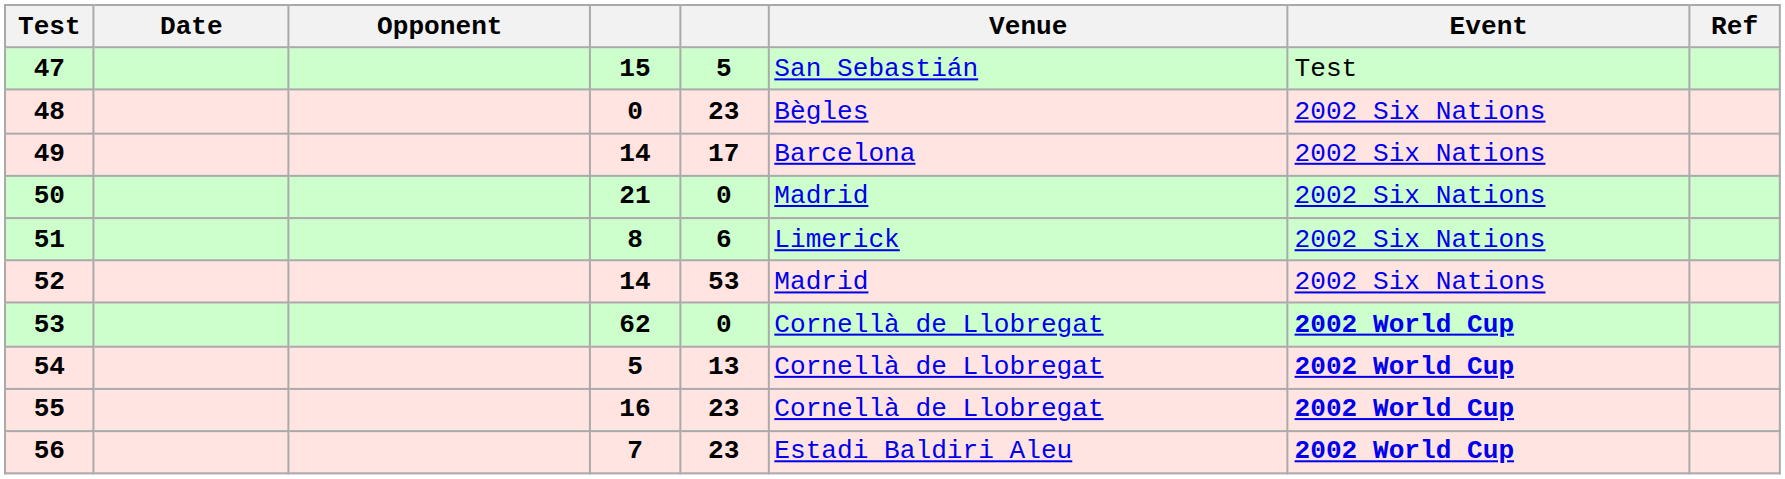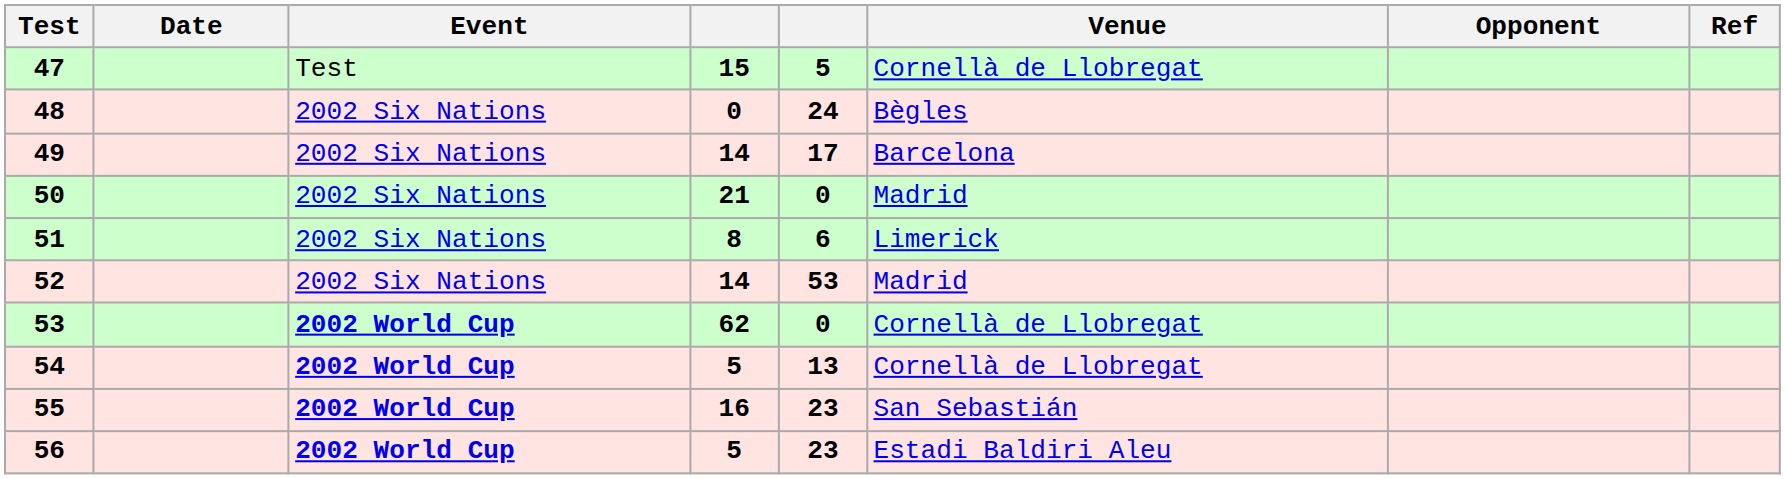columns swapped: (440, 26) <-> (1489, 26)
(876, 69) San Sebastián -> (1038, 69) Cornellà de Llobregat
(724, 111) 23 -> (823, 111) 24
(939, 410) Cornellà de Llobregat -> (975, 410) San Sebastián
(635, 452) 7 -> (734, 452) 5
